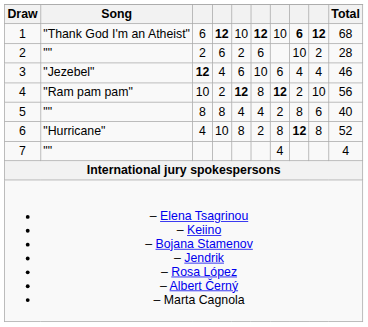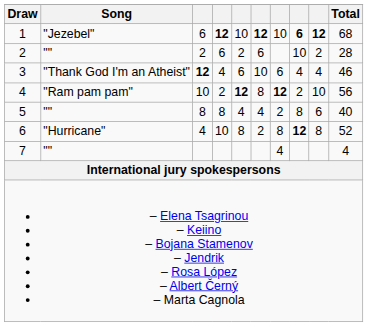(117, 33) "Thank God I'm an Atheist" -> (69, 33) "Jezebel"
(69, 72) "Jezebel" -> (117, 72) "Thank God I'm an Atheist"
